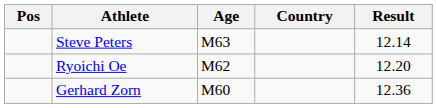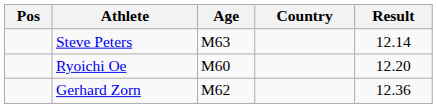(216, 66) M62 -> (216, 66) M60
(216, 90) M60 -> (216, 90) M62
